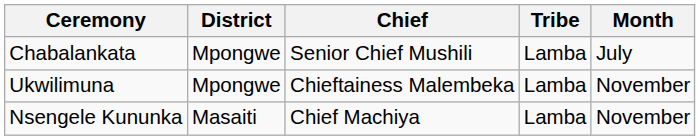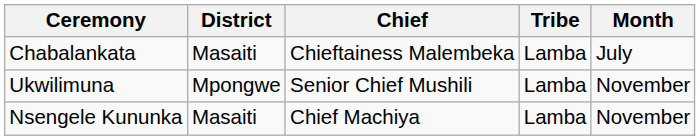(236, 53) Mpongwe -> (224, 53) Masaiti
(381, 53) Senior Chief Mushili -> (402, 53) Chieftainess Malembeka
(402, 85) Chieftainess Malembeka -> (381, 85) Senior Chief Mushili
